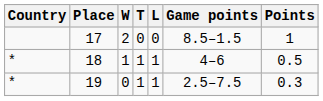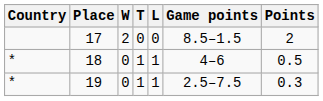(290, 39) 1 -> (290, 39) 2
(125, 61) 1 -> (125, 61) 0
